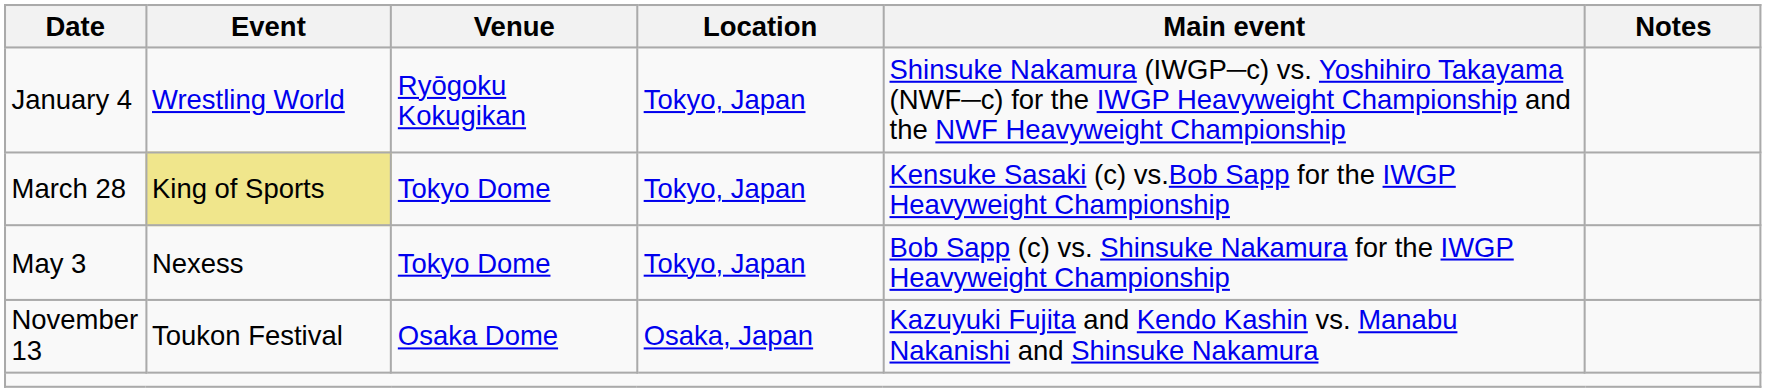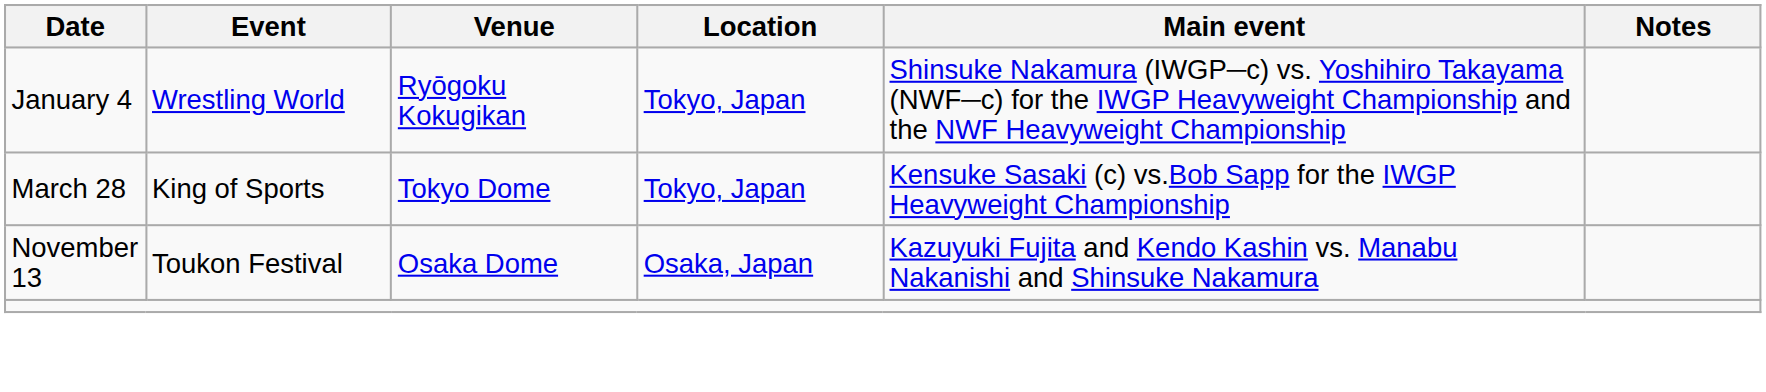(238, 189) khaki background -> (238, 189) no background
- row: (49, 262)
